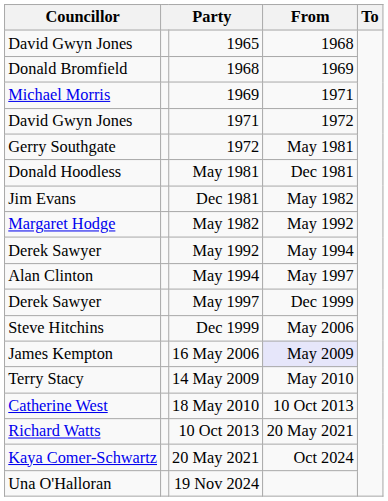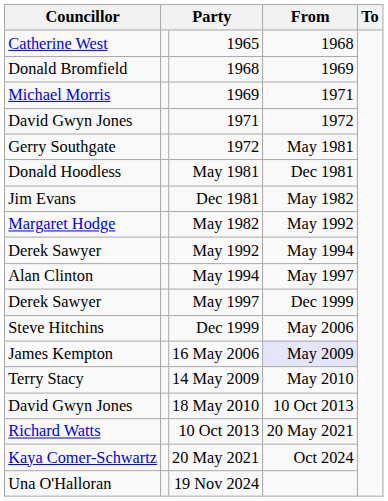(70, 43) David Gwyn Jones -> (58, 43) Catherine West
(58, 405) Catherine West -> (70, 405) David Gwyn Jones
